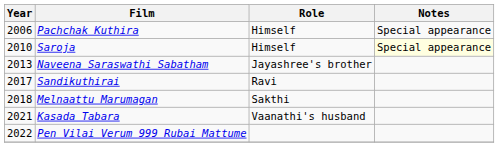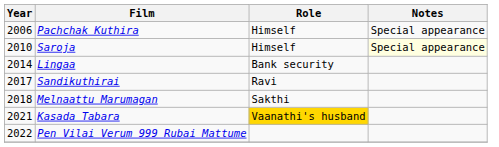- row: (123, 64)
+ row: (56, 64)
(309, 116) no background -> (309, 116) gold background
